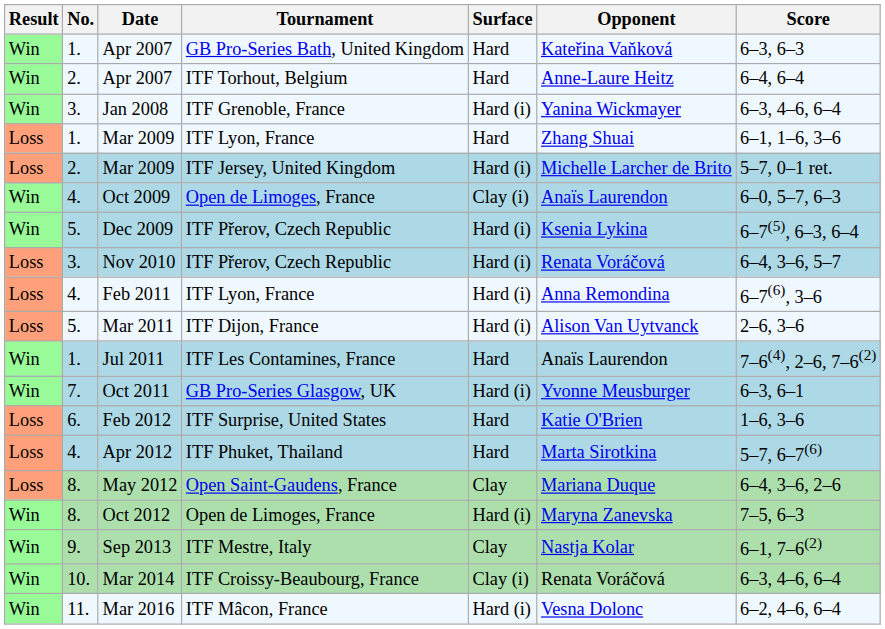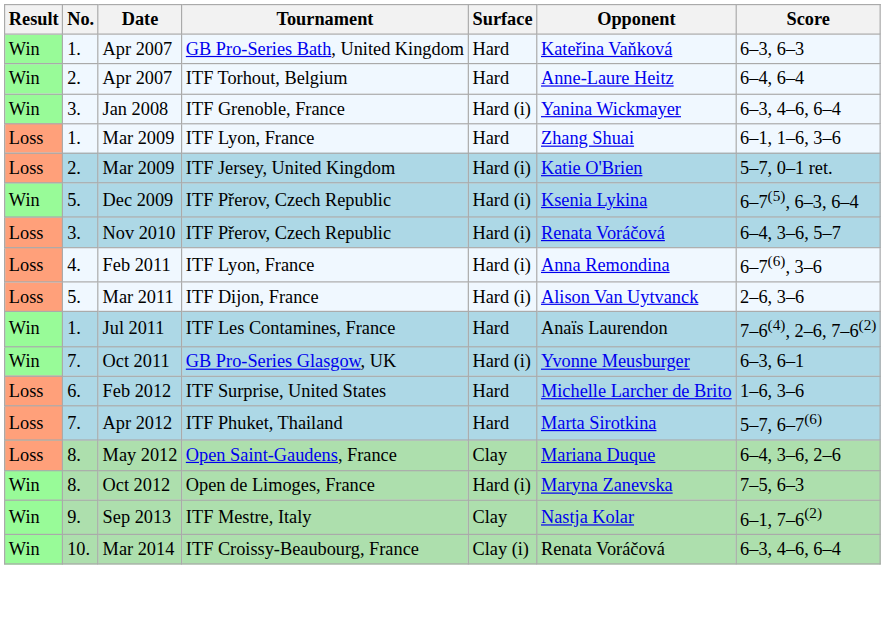(636, 167) Michelle Larcher de Brito -> (592, 167) Katie O'Brien
- row: (136, 197)
(592, 420) Katie O'Brien -> (636, 390) Michelle Larcher de Brito
(74, 452) 4. -> (74, 422) 7.
- row: (138, 608)
